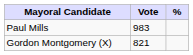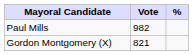(141, 27) 983 -> (141, 27) 982
